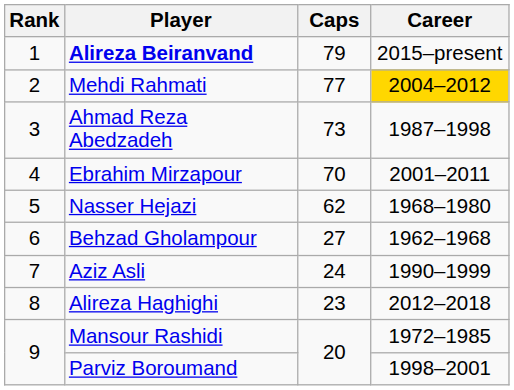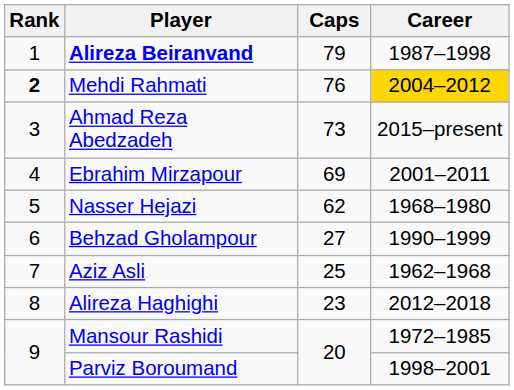(440, 53) 2015–present -> (440, 53) 1987–1998
(34, 85) normal -> (34, 85) bold
(334, 85) 77 -> (334, 85) 76
(440, 129) 1987–1998 -> (440, 129) 2015–present
(334, 173) 70 -> (334, 173) 69
(440, 238) 1962–1968 -> (440, 238) 1990–1999
(334, 271) 24 -> (334, 271) 25
(440, 271) 1990–1999 -> (440, 271) 1962–1968
